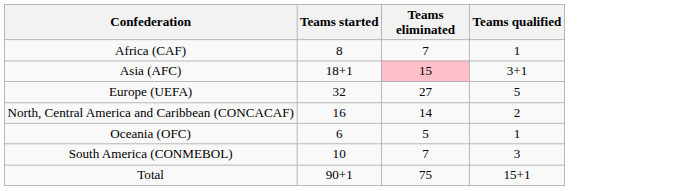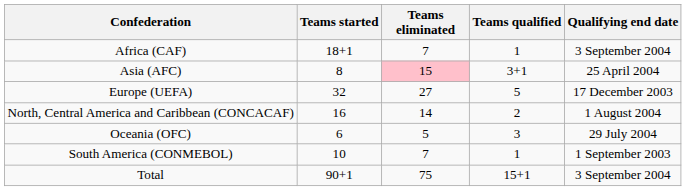+ column: (623, 22)
(339, 50) 8 -> (339, 50) 18+1
(339, 71) 18+1 -> (339, 71) 8
(517, 133) 1 -> (517, 133) 3
(517, 154) 3 -> (517, 154) 1
